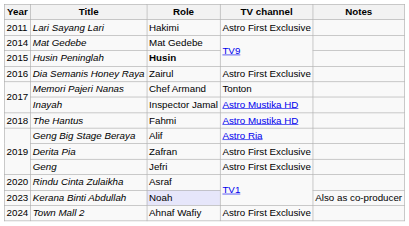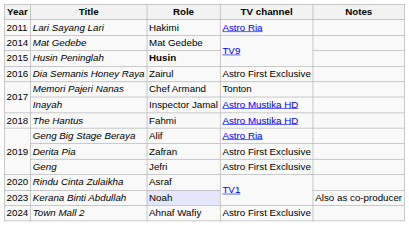(267, 27) Astro First Exclusive -> (242, 27) Astro Ria
